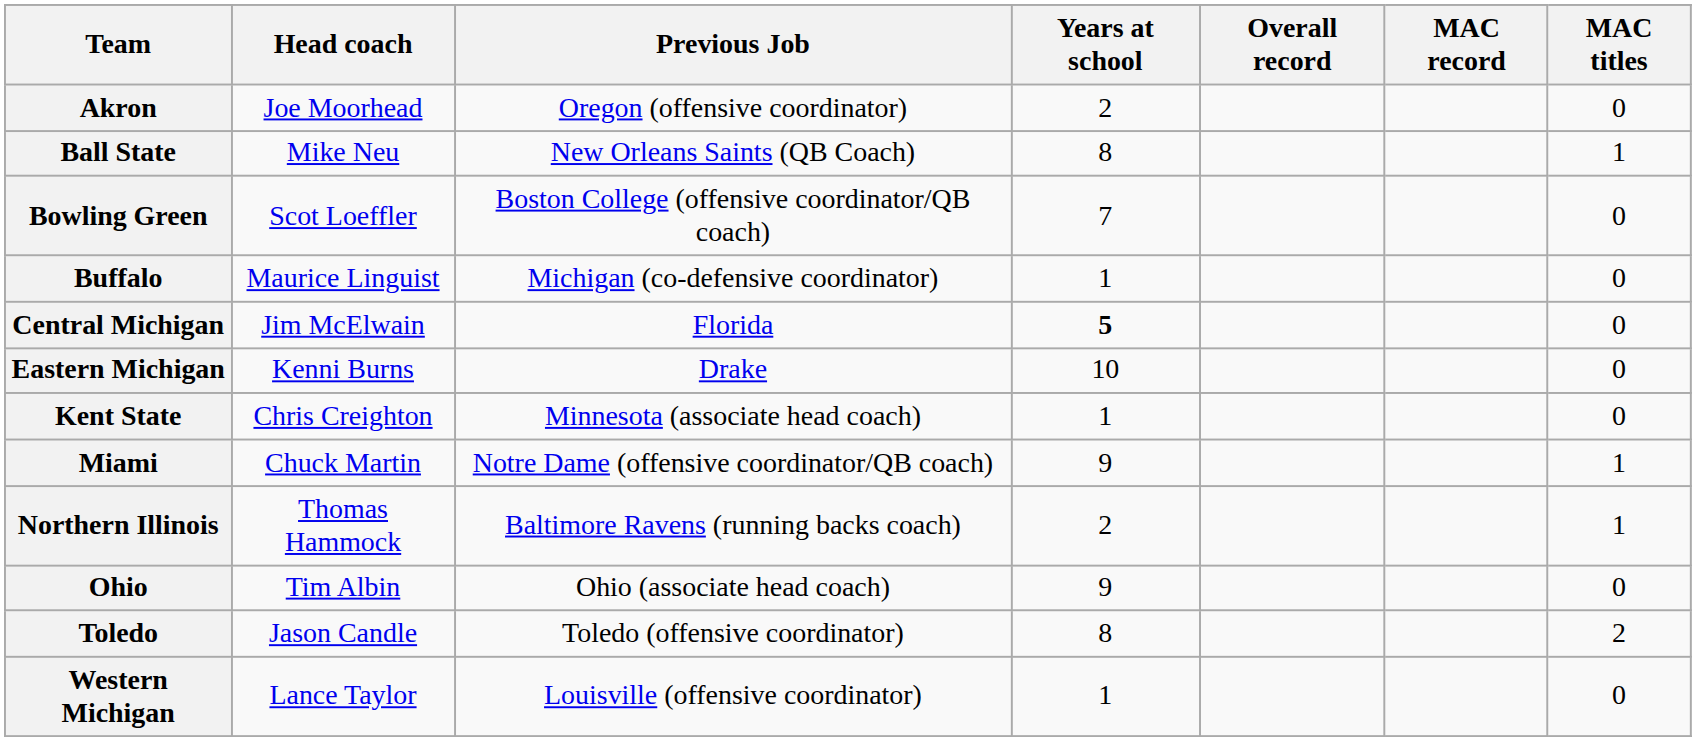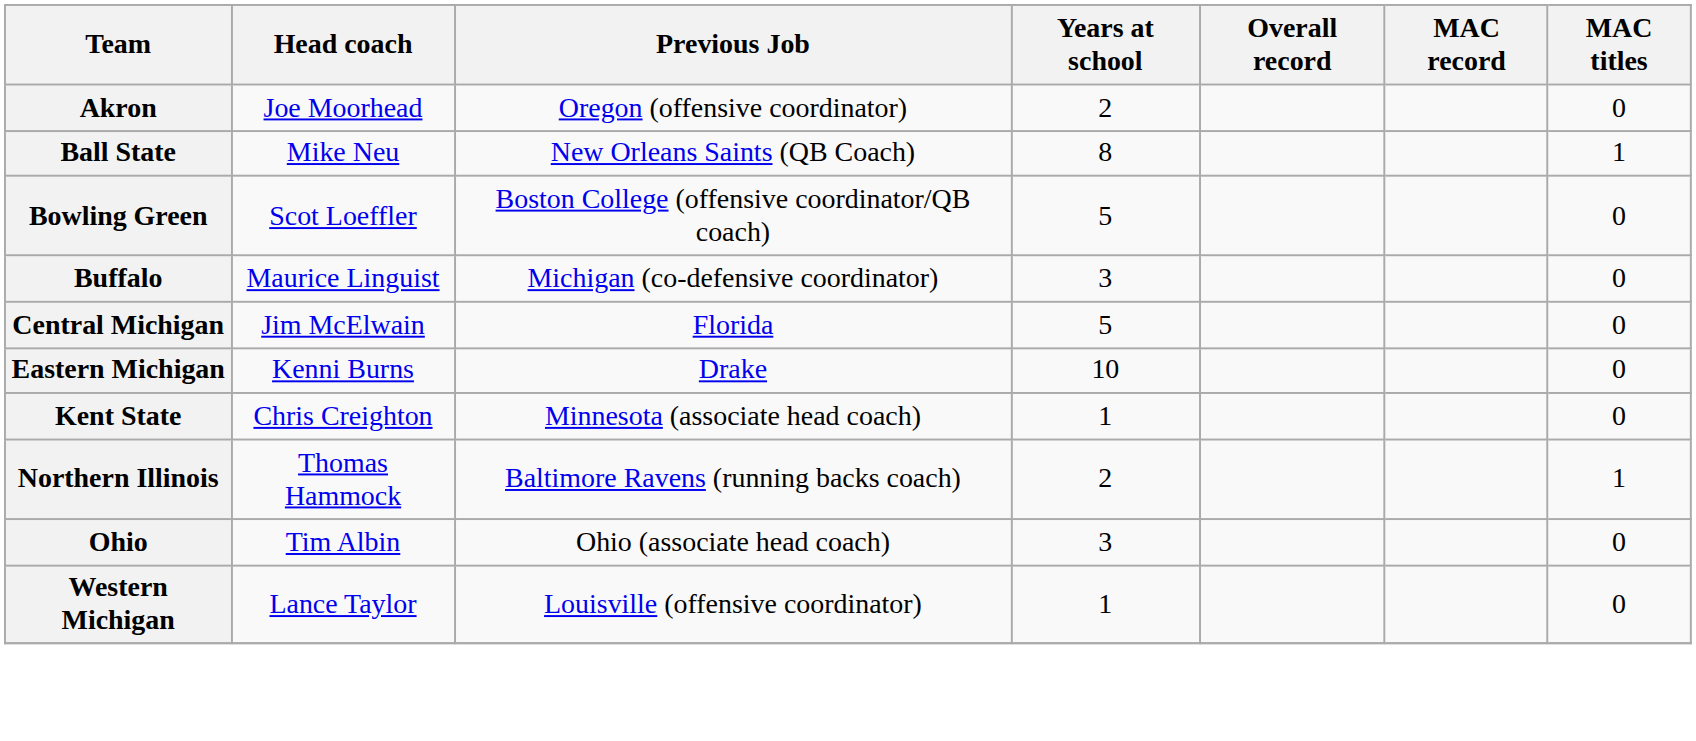(1105, 215) 7 -> (1105, 215) 5
(1105, 278) 1 -> (1105, 278) 3
(1105, 324) bold -> (1105, 324) normal
- row: (118, 462)
(1105, 587) 9 -> (1105, 541) 3
- row: (118, 633)
